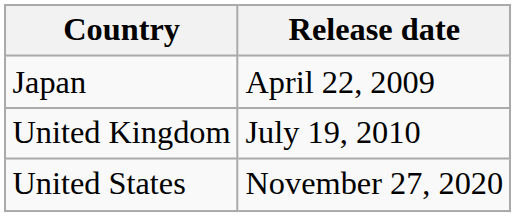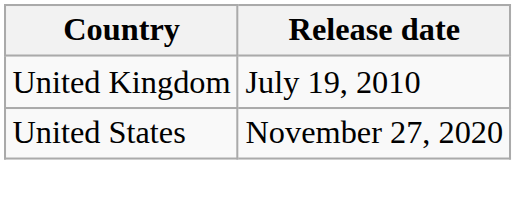- row: (49, 81)
